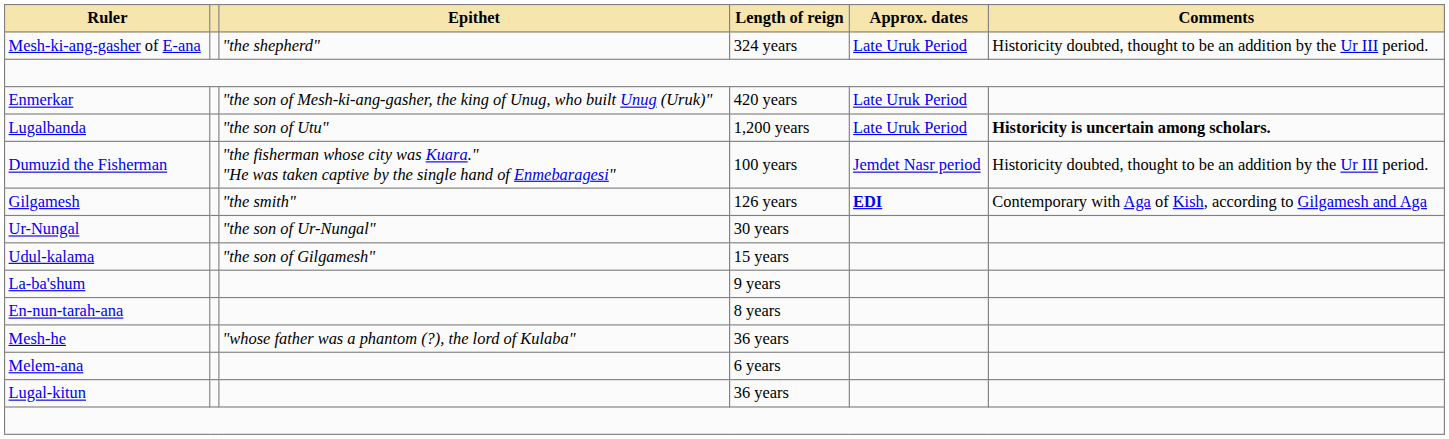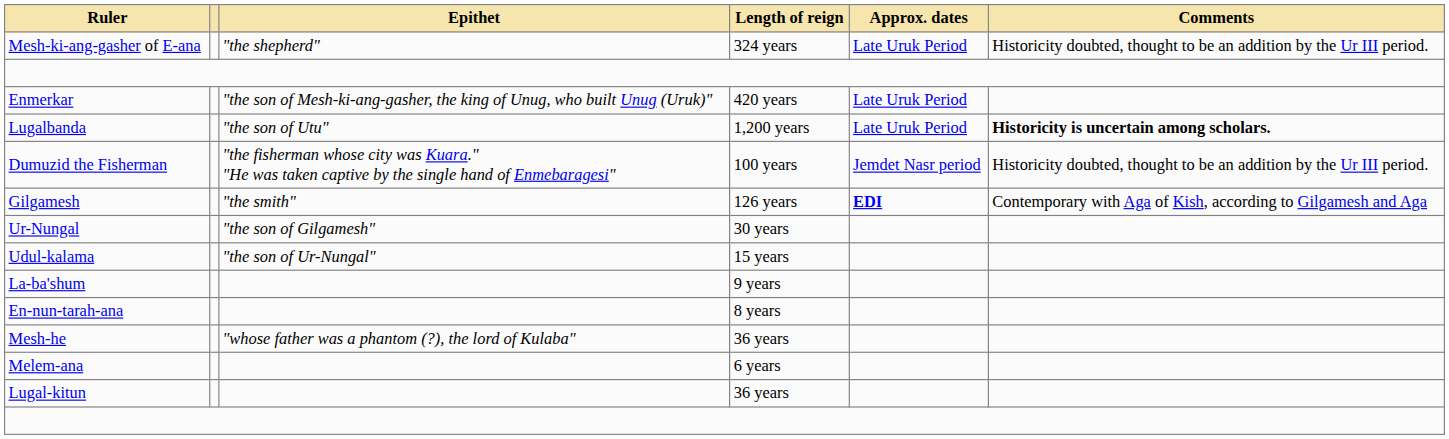(299, 229) "the son of Ur-Nungal" -> (299, 229) "the son of Gilgamesh"
(299, 256) "the son of Gilgamesh" -> (299, 256) "the son of Ur-Nungal"
